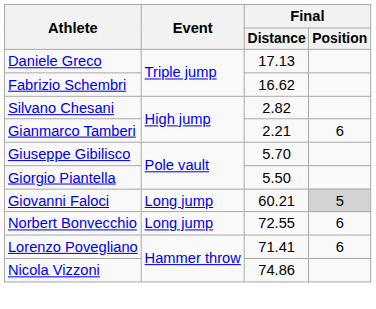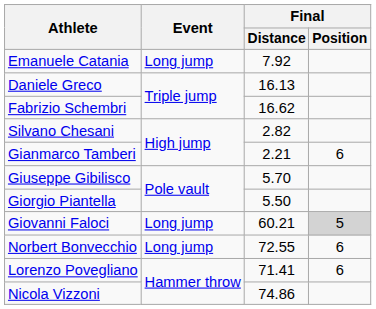+ row: (68, 62)
(277, 62) 17.13 -> (277, 85) 16.13
